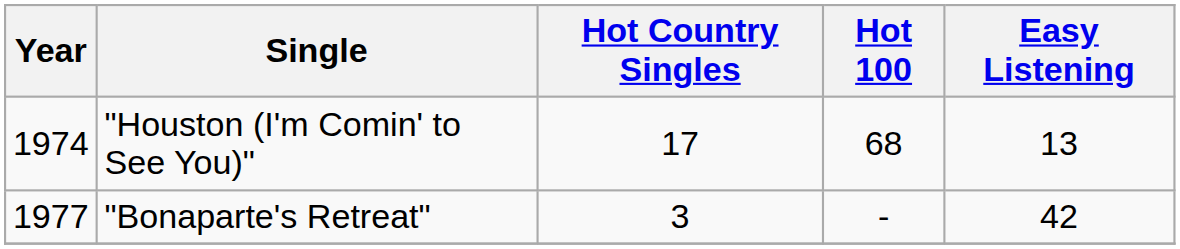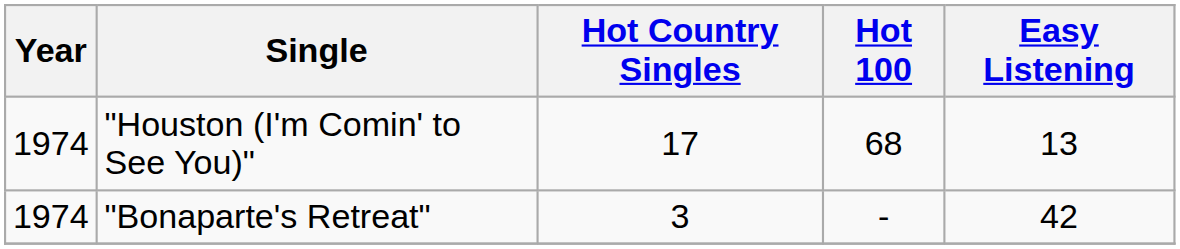(51, 216) 1977 -> (51, 216) 1974
